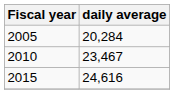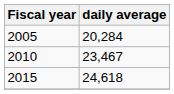(103, 78) 24,616 -> (103, 78) 24,618
